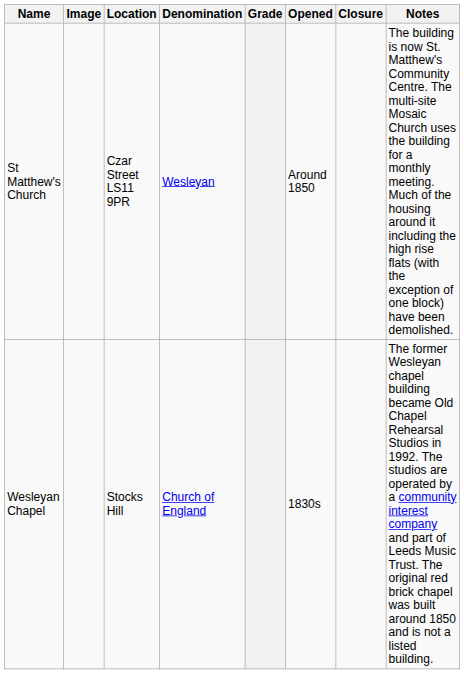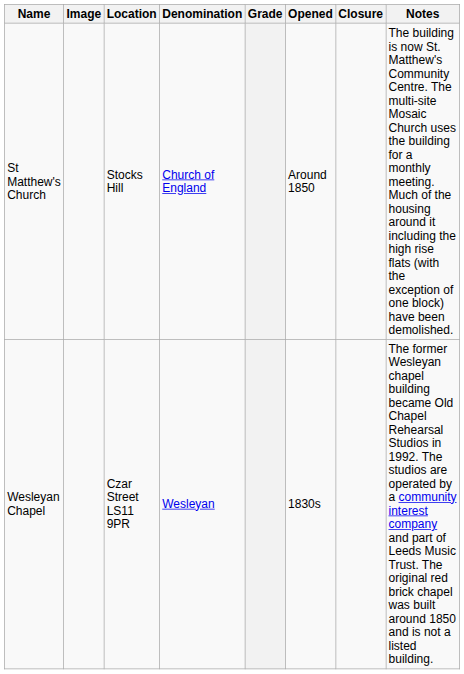(123, 181) Czar Street LS11 9PR -> (125, 181) Stocks Hill
(188, 181) Wesleyan -> (188, 181) Church of England
(125, 504) Stocks Hill -> (123, 504) Czar Street LS11 9PR
(188, 504) Church of England -> (188, 504) Wesleyan
